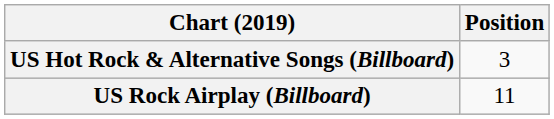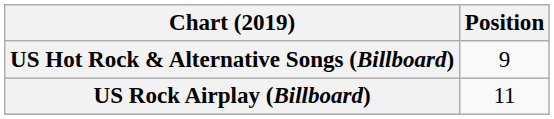(505, 59) 3 -> (505, 59) 9
